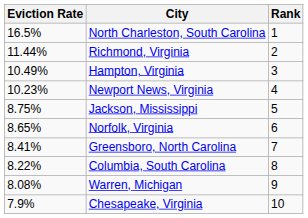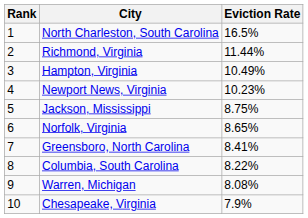columns swapped: (286, 14) <-> (45, 14)
